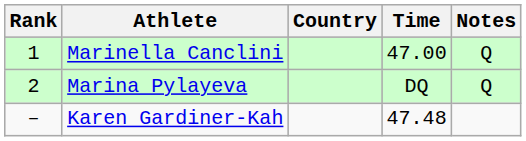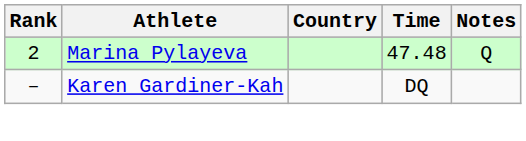- row: (175, 54)
(417, 86) DQ -> (417, 54) 47.48
(417, 119) 47.48 -> (417, 86) DQ
